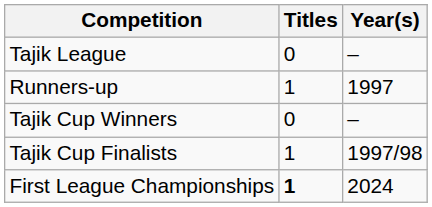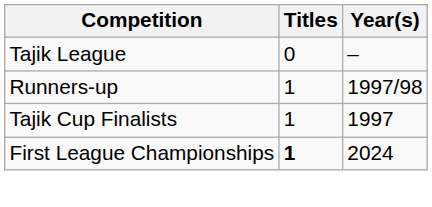(370, 86) 1997 -> (385, 86) 1997/98
- row: (93, 119)
(385, 152) 1997/98 -> (370, 119) 1997
